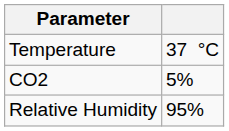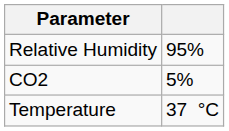rows swapped: (62, 49) <-> (83, 110)
